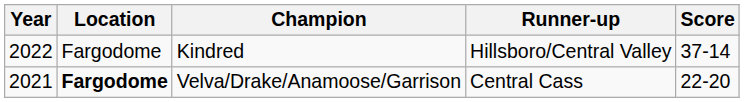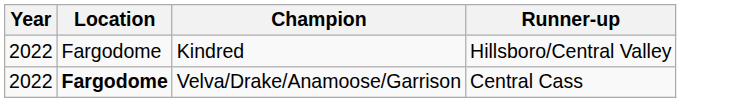- column: (708, 19)
(31, 81) 2021 -> (31, 81) 2022
